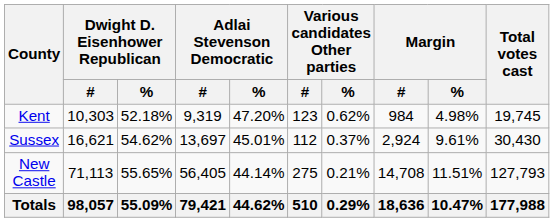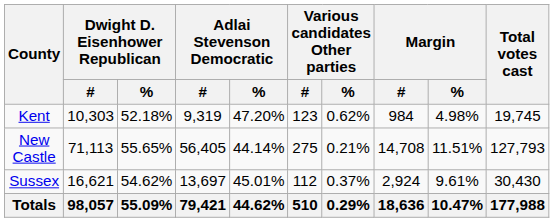rows swapped: (34, 172) <-> (34, 140)
